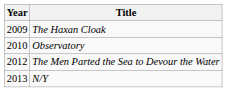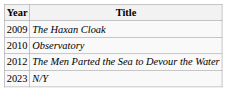(17, 78) 2013 -> (17, 78) 2023
